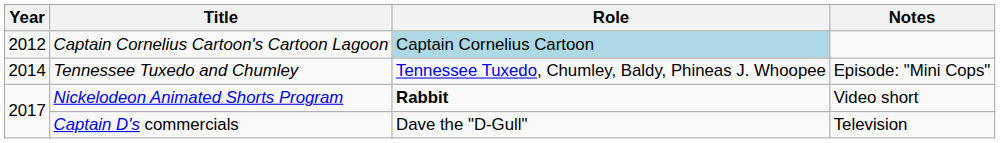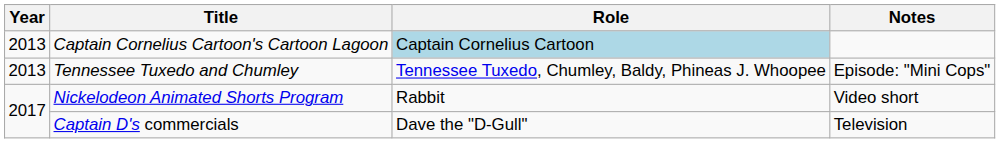(27, 44) 2012 -> (27, 44) 2013
(27, 71) 2014 -> (27, 71) 2013
(422, 97) bold -> (420, 97) normal
